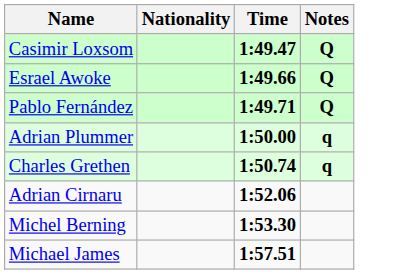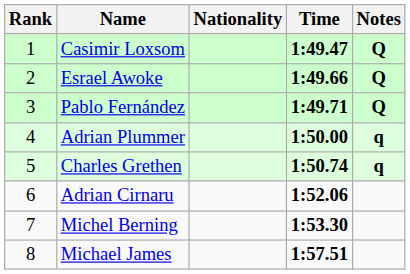+ column: (31, 19)
